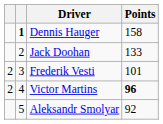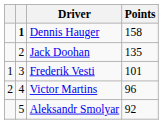(133, 51) 133 -> (133, 51) 135
(10, 70) 2 -> (10, 70) 1
(130, 89) bold -> (130, 89) normal
